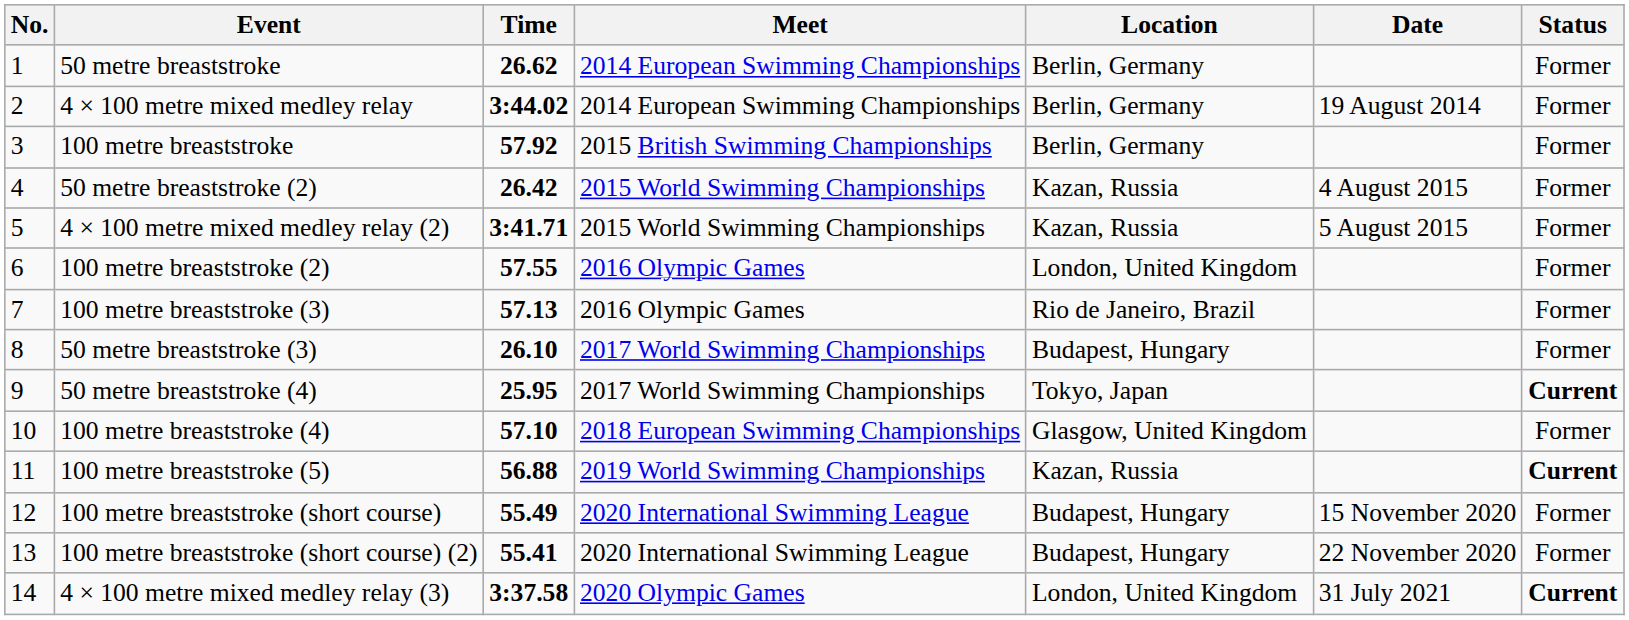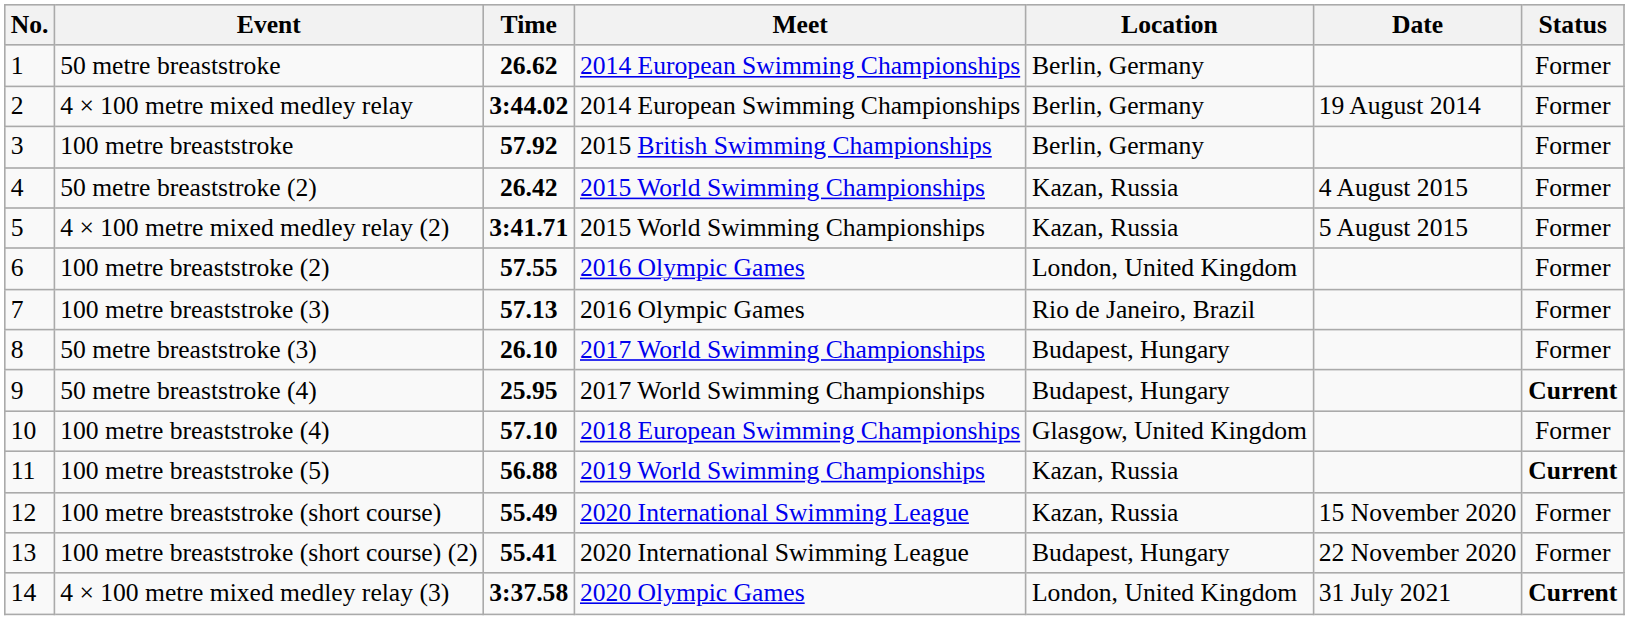(1100, 390) Tokyo, Japan -> (1131, 390) Budapest, Hungary
(1131, 512) Budapest, Hungary -> (1105, 512) Kazan, Russia
